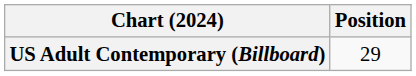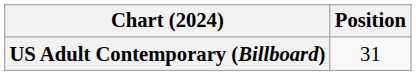(370, 53) 29 -> (370, 53) 31
